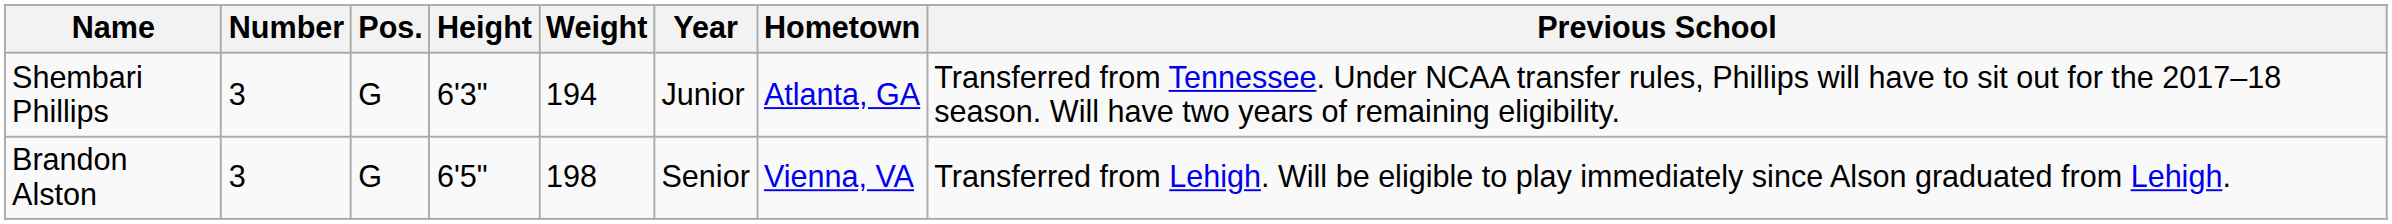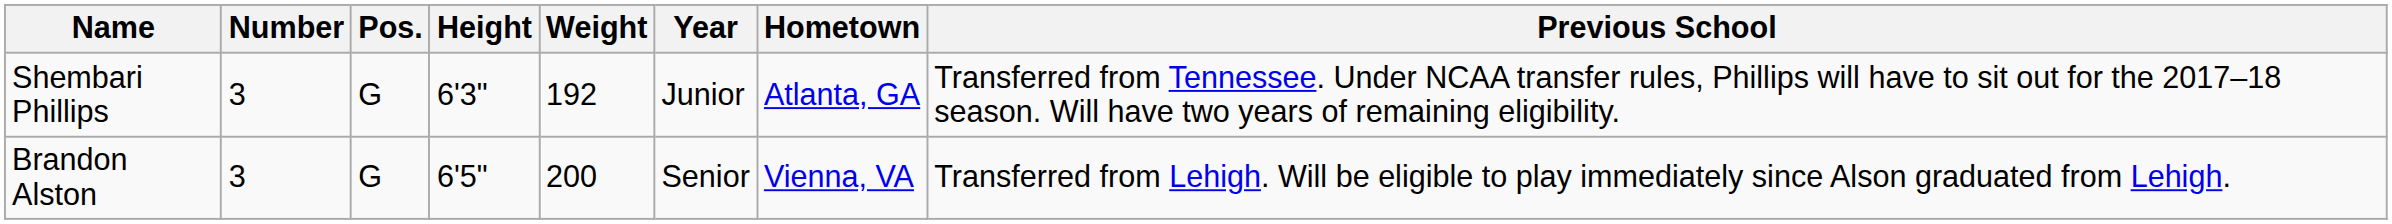(572, 94) 194 -> (572, 94) 192
(572, 177) 198 -> (572, 177) 200
